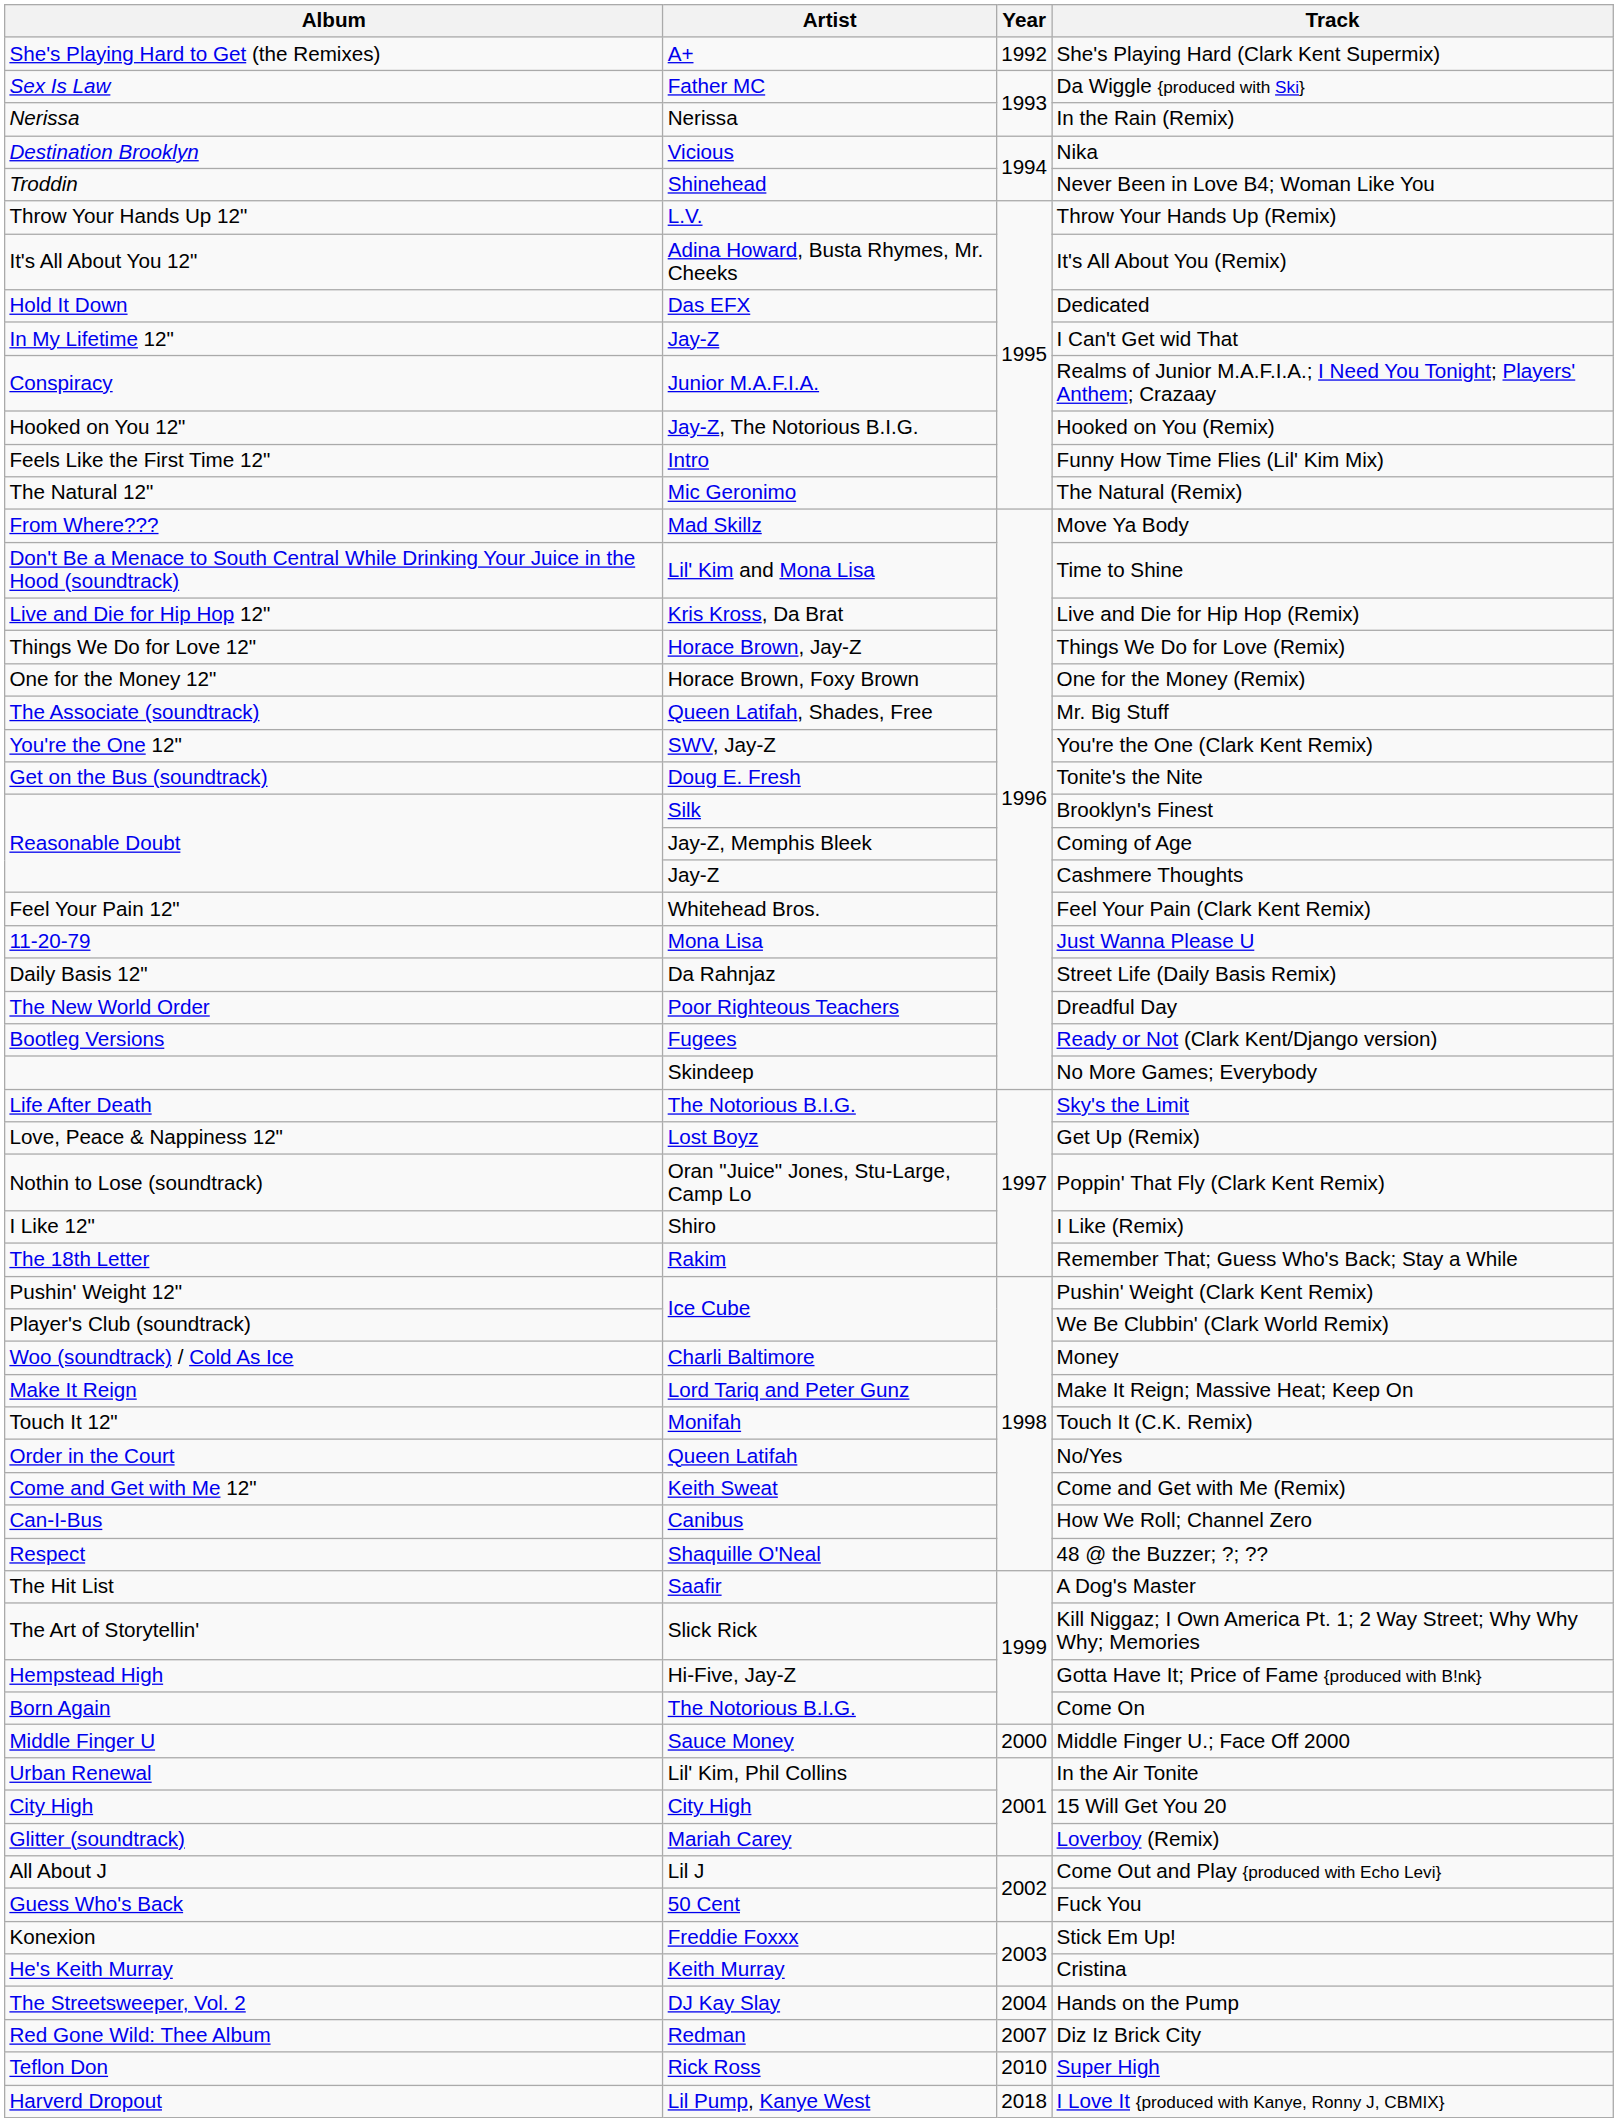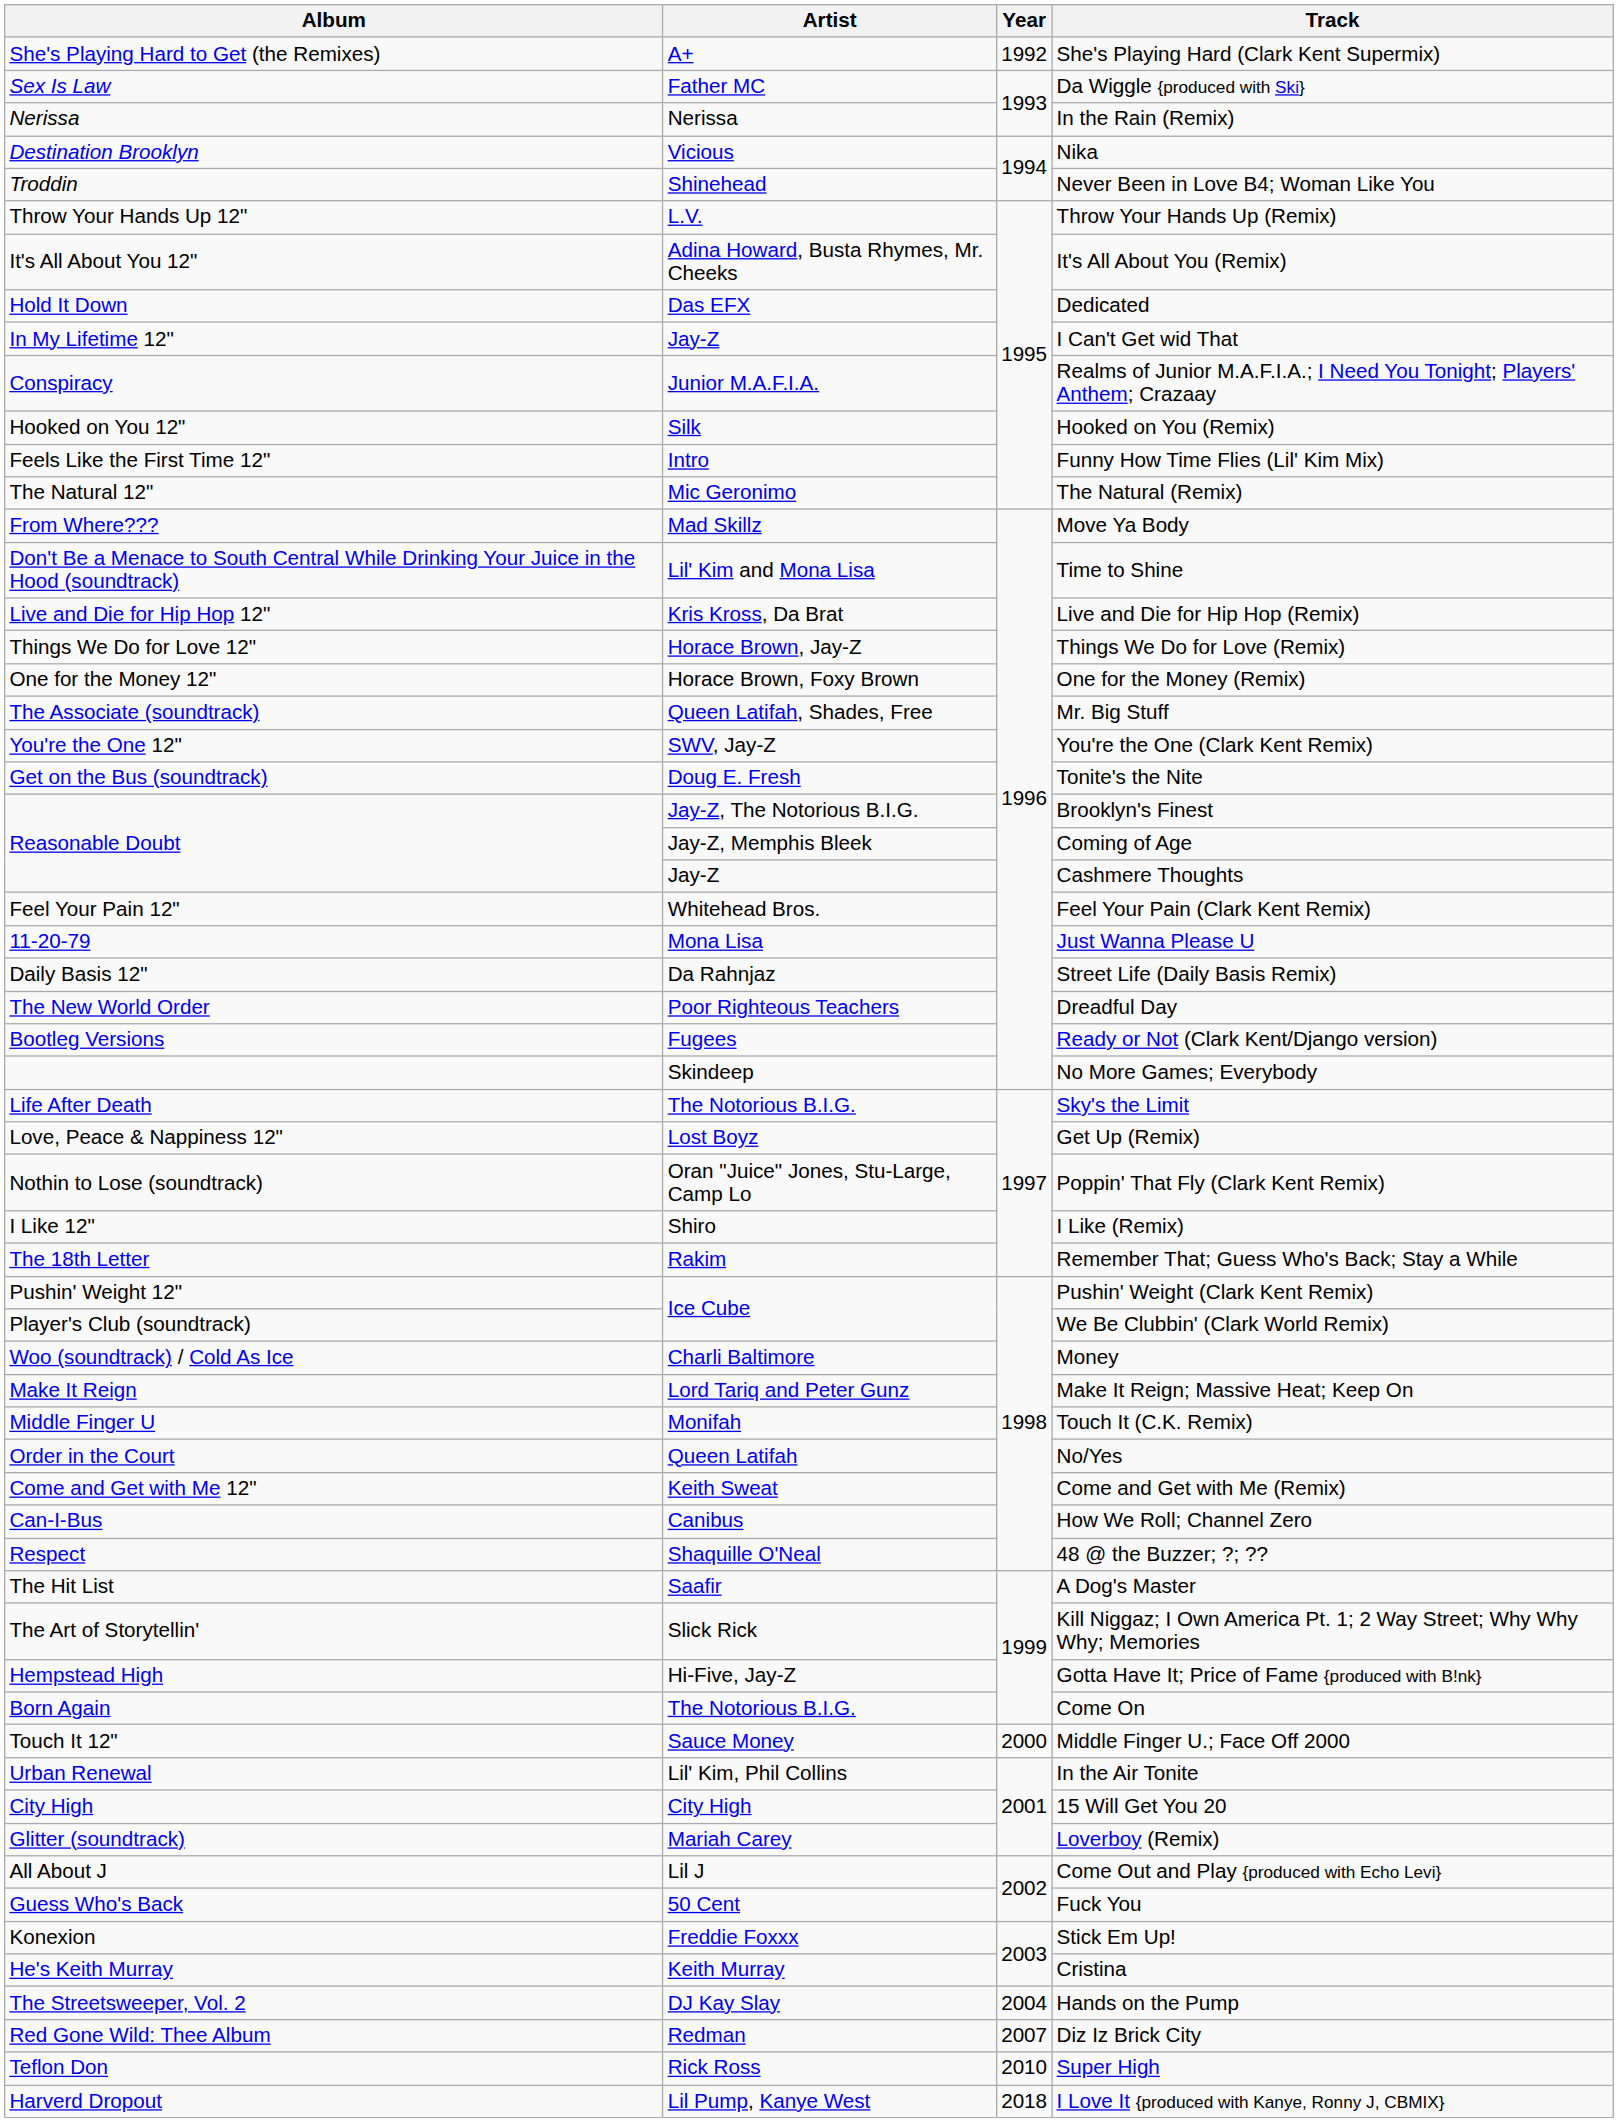(793, 427) Jay-Z, The Notorious B.I.G. -> (684, 427) Silk
(684, 810) Silk -> (793, 810) Jay-Z, The Notorious B.I.G.
(64, 1423) Touch It 12" -> (82, 1423) Middle Finger U
(82, 1740) Middle Finger U -> (64, 1740) Touch It 12"
